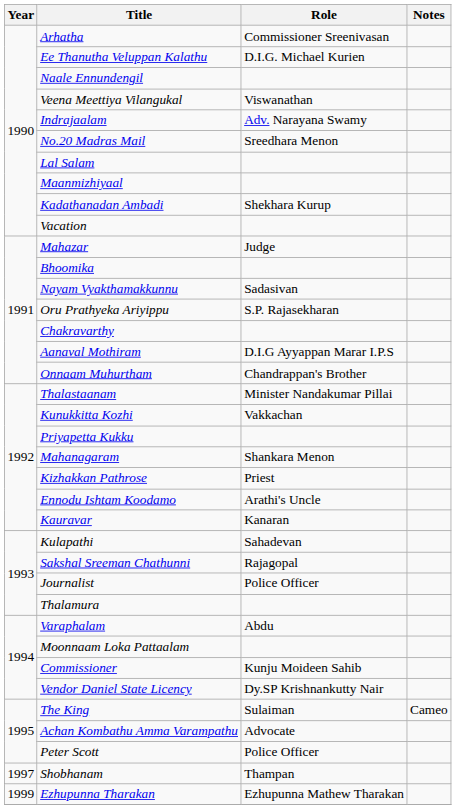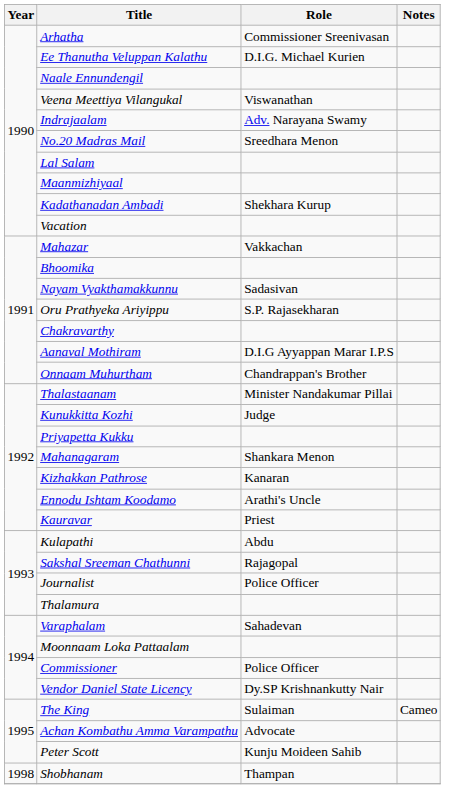(260, 246) Judge -> (273, 246) Vakkachan
(273, 415) Vakkachan -> (260, 415) Judge
(259, 478) Priest -> (267, 478) Kanaran
(267, 520) Kanaran -> (259, 520) Priest
(273, 541) Sahadevan -> (259, 541) Abdu
(259, 625) Abdu -> (273, 625) Sahadevan
(303, 667) Kunju Moideen Sahib -> (281, 667) Police Officer
(281, 752) Police Officer -> (303, 752) Kunju Moideen Sahib
(21, 773) 1997 -> (21, 773) 1998
- row: (98, 794)
